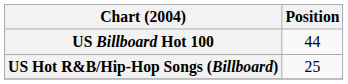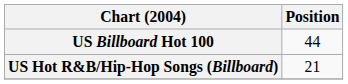(312, 66) 25 -> (312, 66) 21
